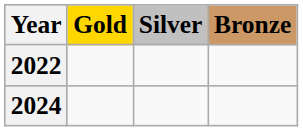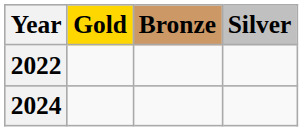columns swapped: (171, 24) <-> (253, 24)
